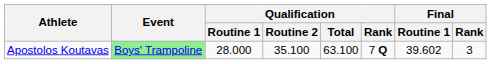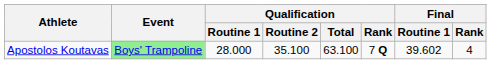(469, 50) 3 -> (469, 50) 4
